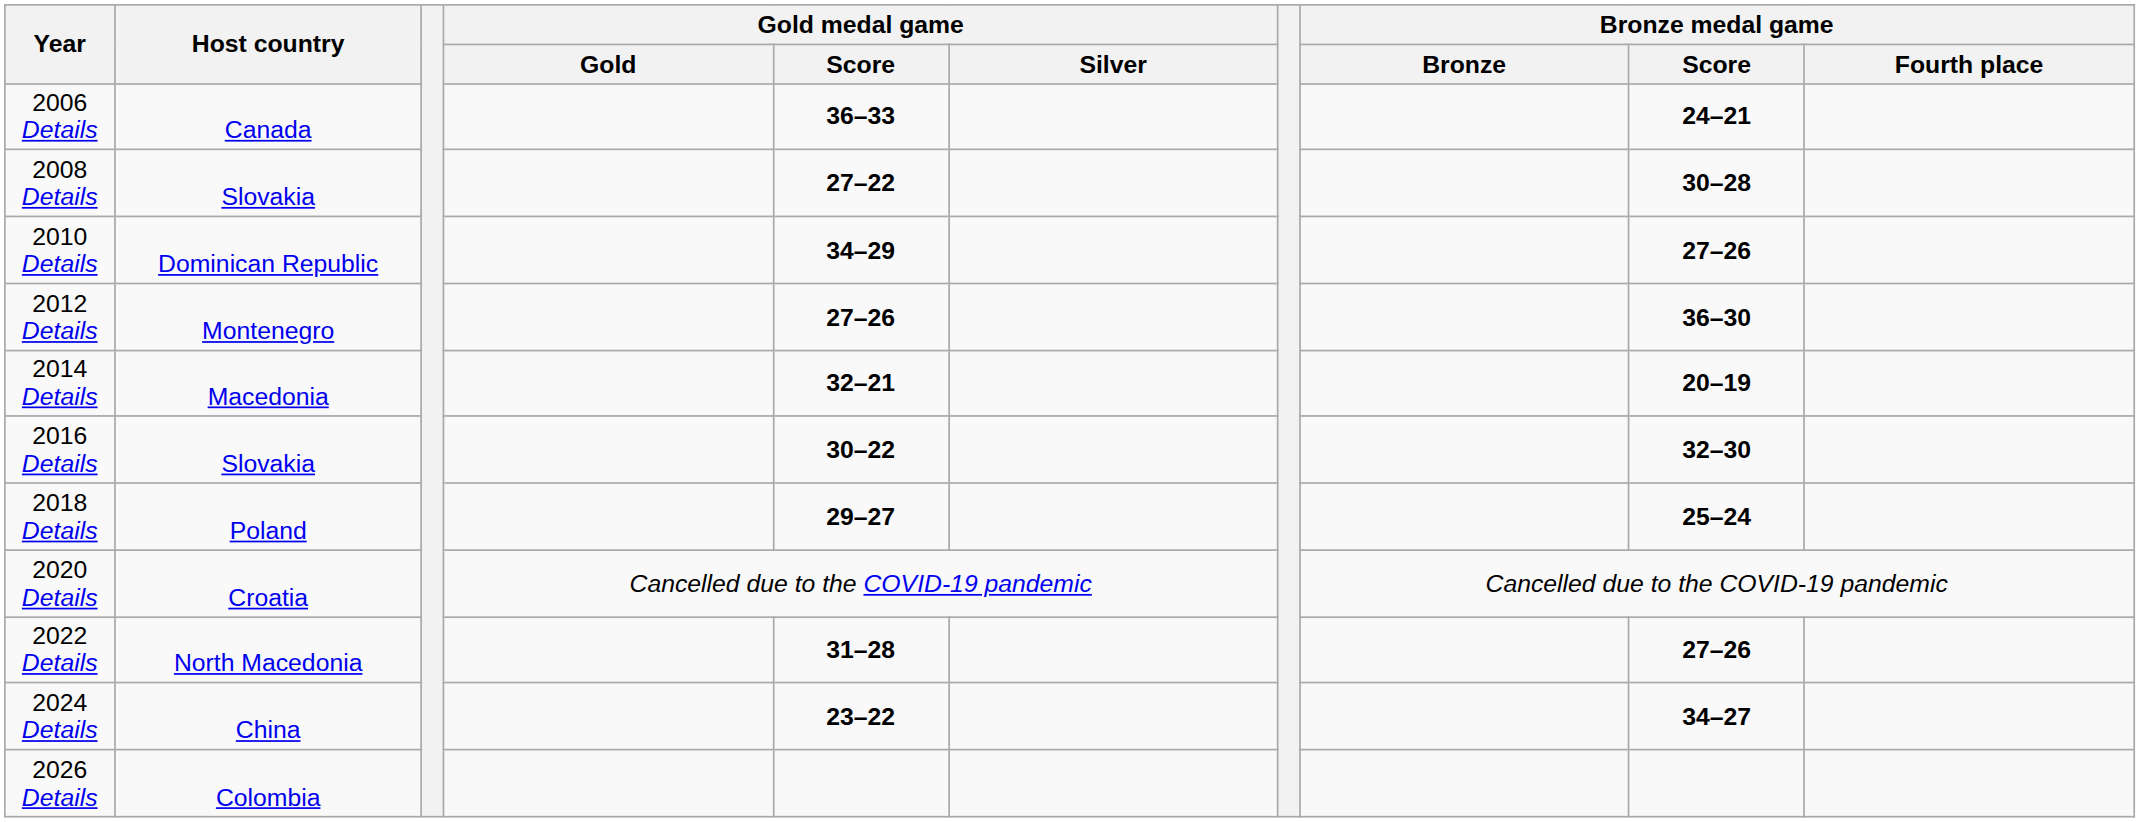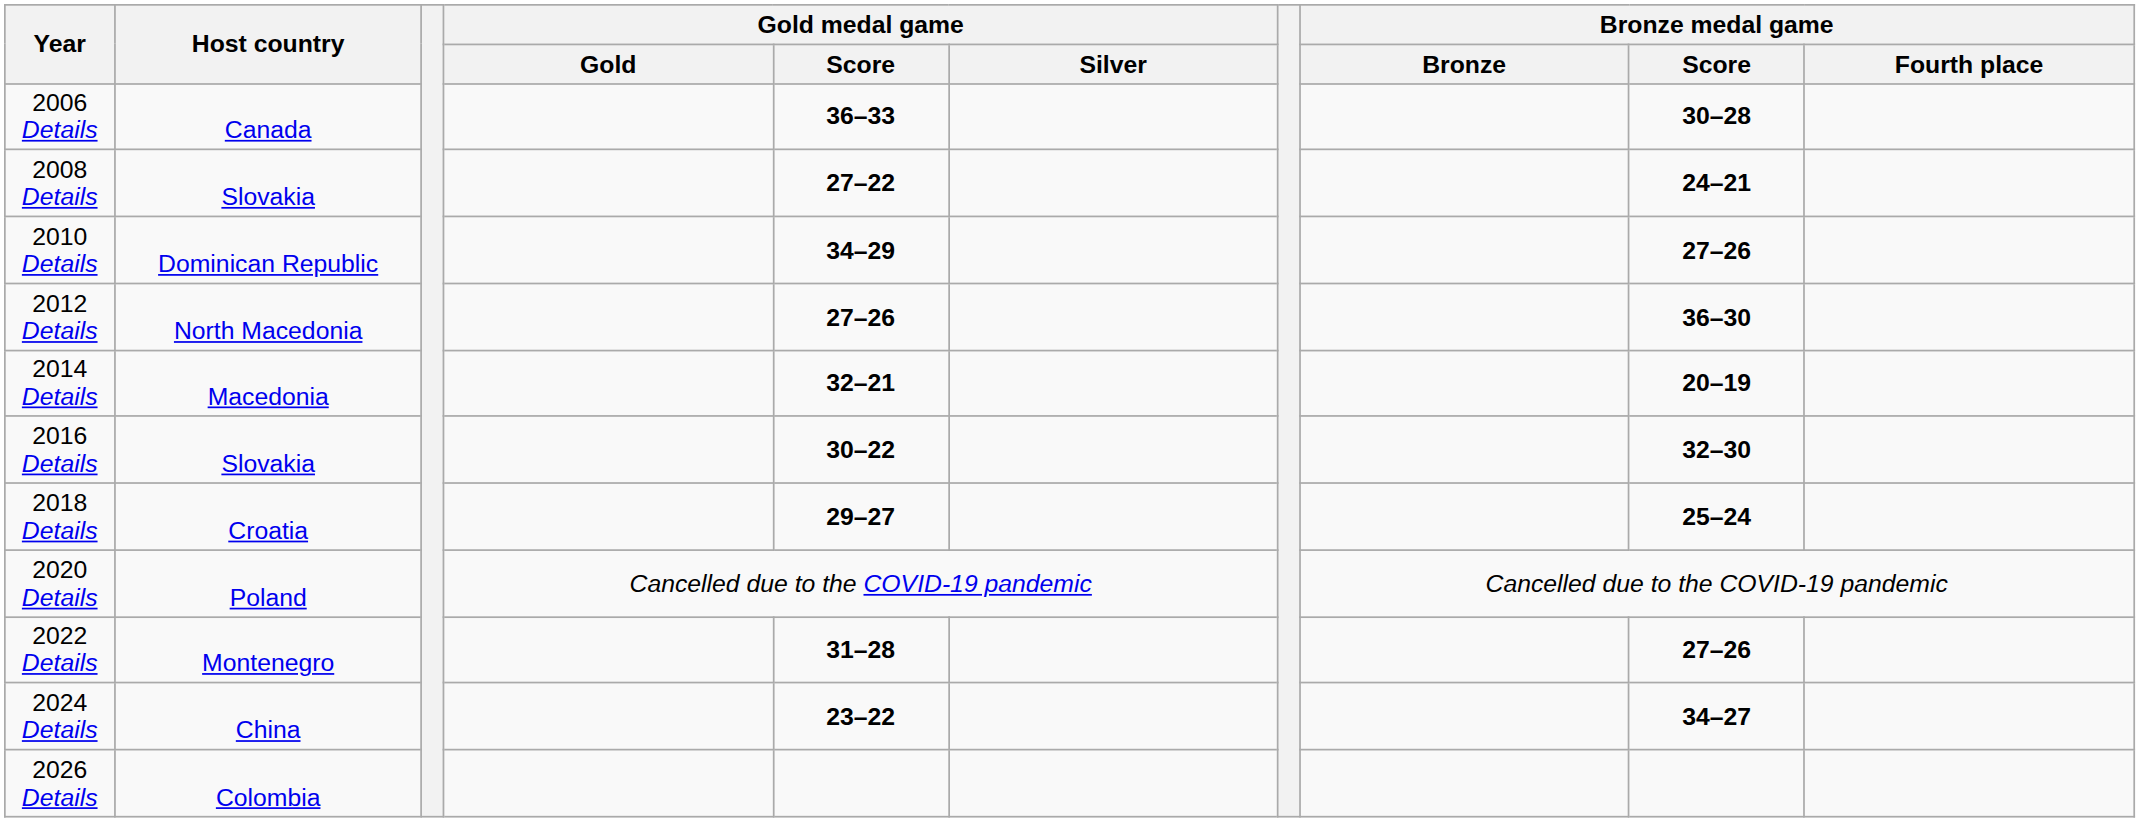(1717, 117) 24–21 -> (1717, 117) 30–28
(1717, 183) 30–28 -> (1717, 183) 24–21
(268, 331) Montenegro -> (268, 331) North Macedonia
(268, 530) Poland -> (268, 530) Croatia
(268, 597) Croatia -> (268, 597) Poland
(268, 664) North Macedonia -> (268, 664) Montenegro
